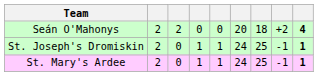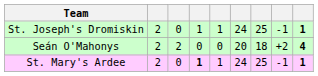rows swapped: (76, 30) <-> (76, 46)
(199, 63) normal -> (199, 63) bold
